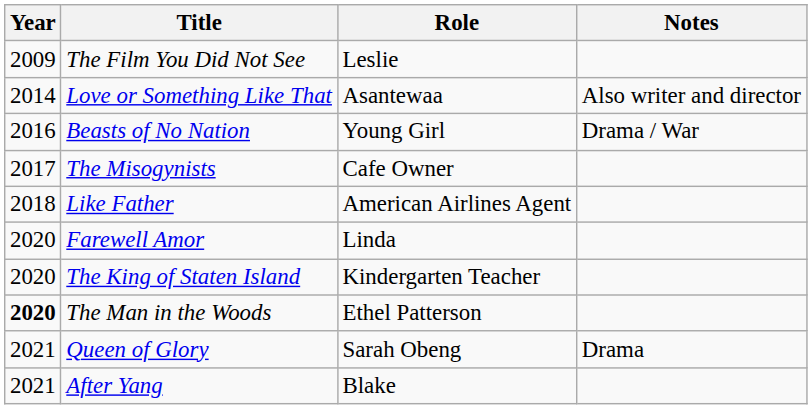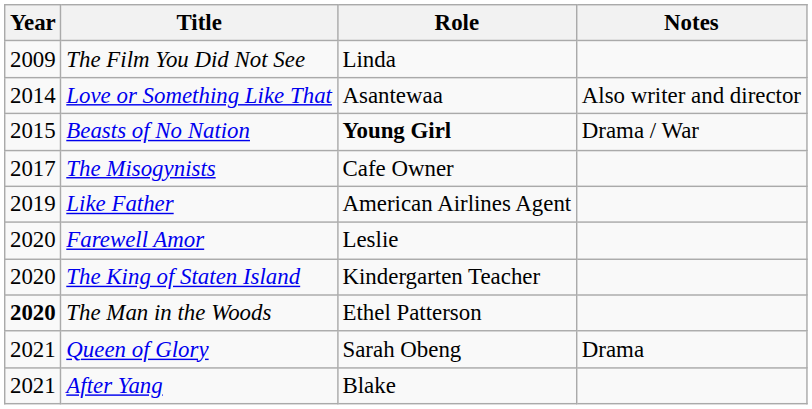(370, 58) Leslie -> (369, 58) Linda
(33, 131) 2016 -> (33, 131) 2015
(394, 131) normal -> (397, 131) bold
(33, 204) 2018 -> (33, 204) 2019
(369, 240) Linda -> (370, 240) Leslie
